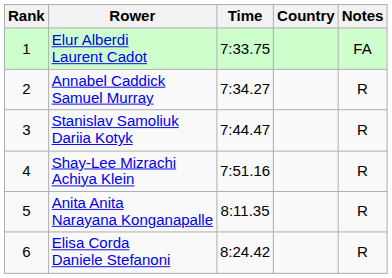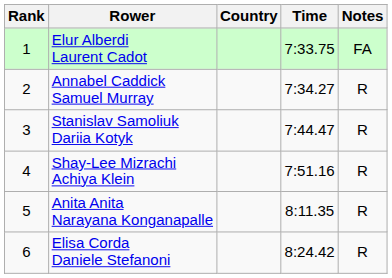columns swapped: (306, 16) <-> (245, 16)
